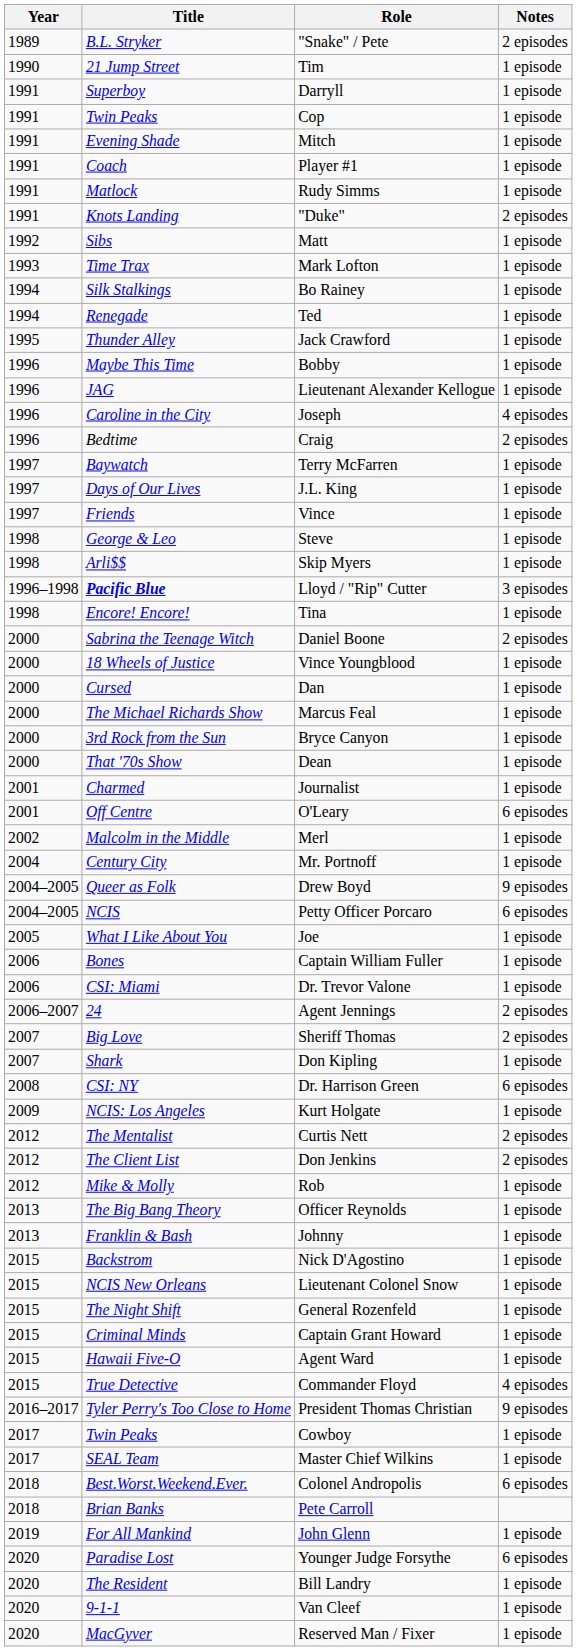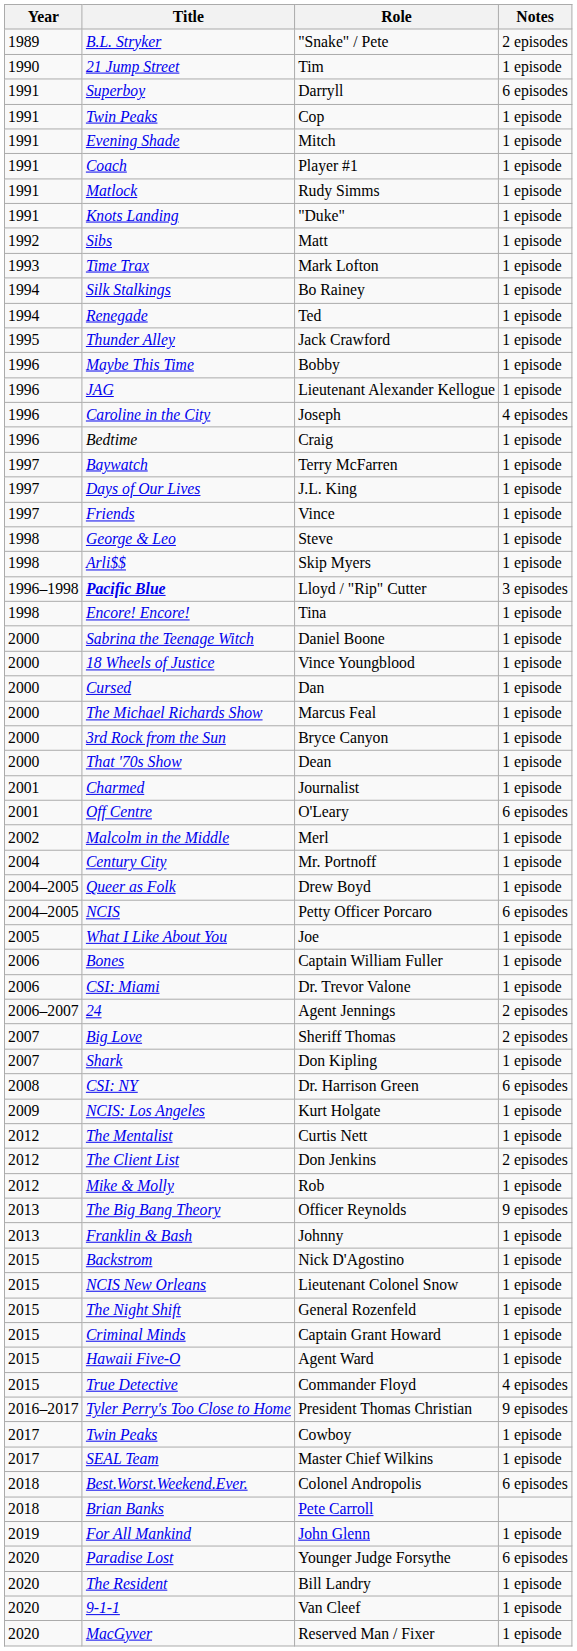(532, 91) 1 episode -> (535, 91) 6 episodes
(535, 215) 2 episodes -> (532, 215) 1 episode
(535, 439) 2 episodes -> (532, 439) 1 episode
(535, 638) 2 episodes -> (532, 638) 1 episode
(535, 887) 9 episodes -> (532, 887) 1 episode
(535, 1135) 2 episodes -> (532, 1135) 1 episode
(532, 1210) 1 episode -> (535, 1210) 9 episodes
